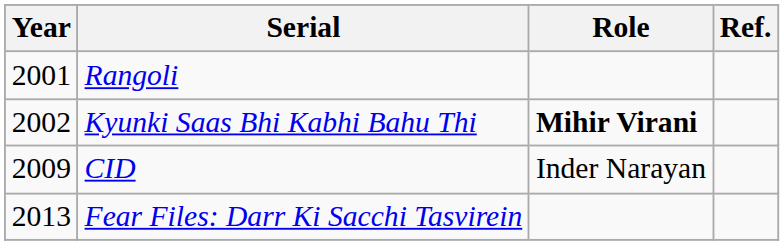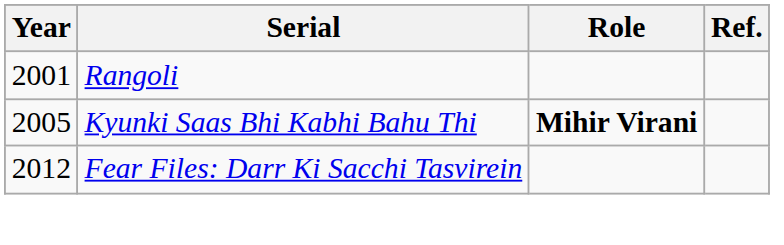(41, 121) 2002 -> (41, 121) 2005
- row: (110, 168)
(41, 215) 2013 -> (41, 168) 2012
